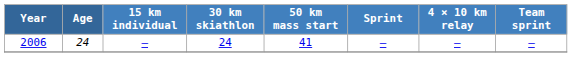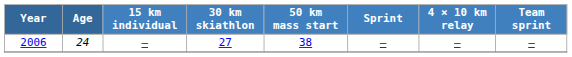(225, 43) 24 -> (225, 43) 27
(306, 43) 41 -> (306, 43) 38
